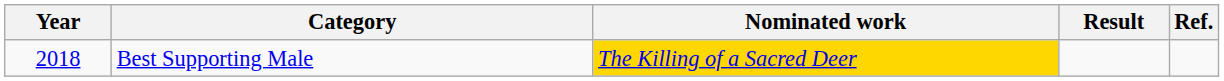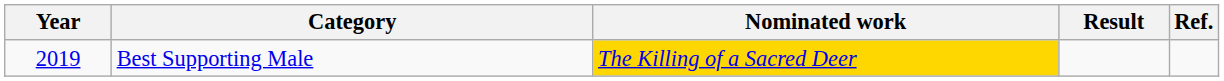(58, 57) 2018 -> (58, 57) 2019
